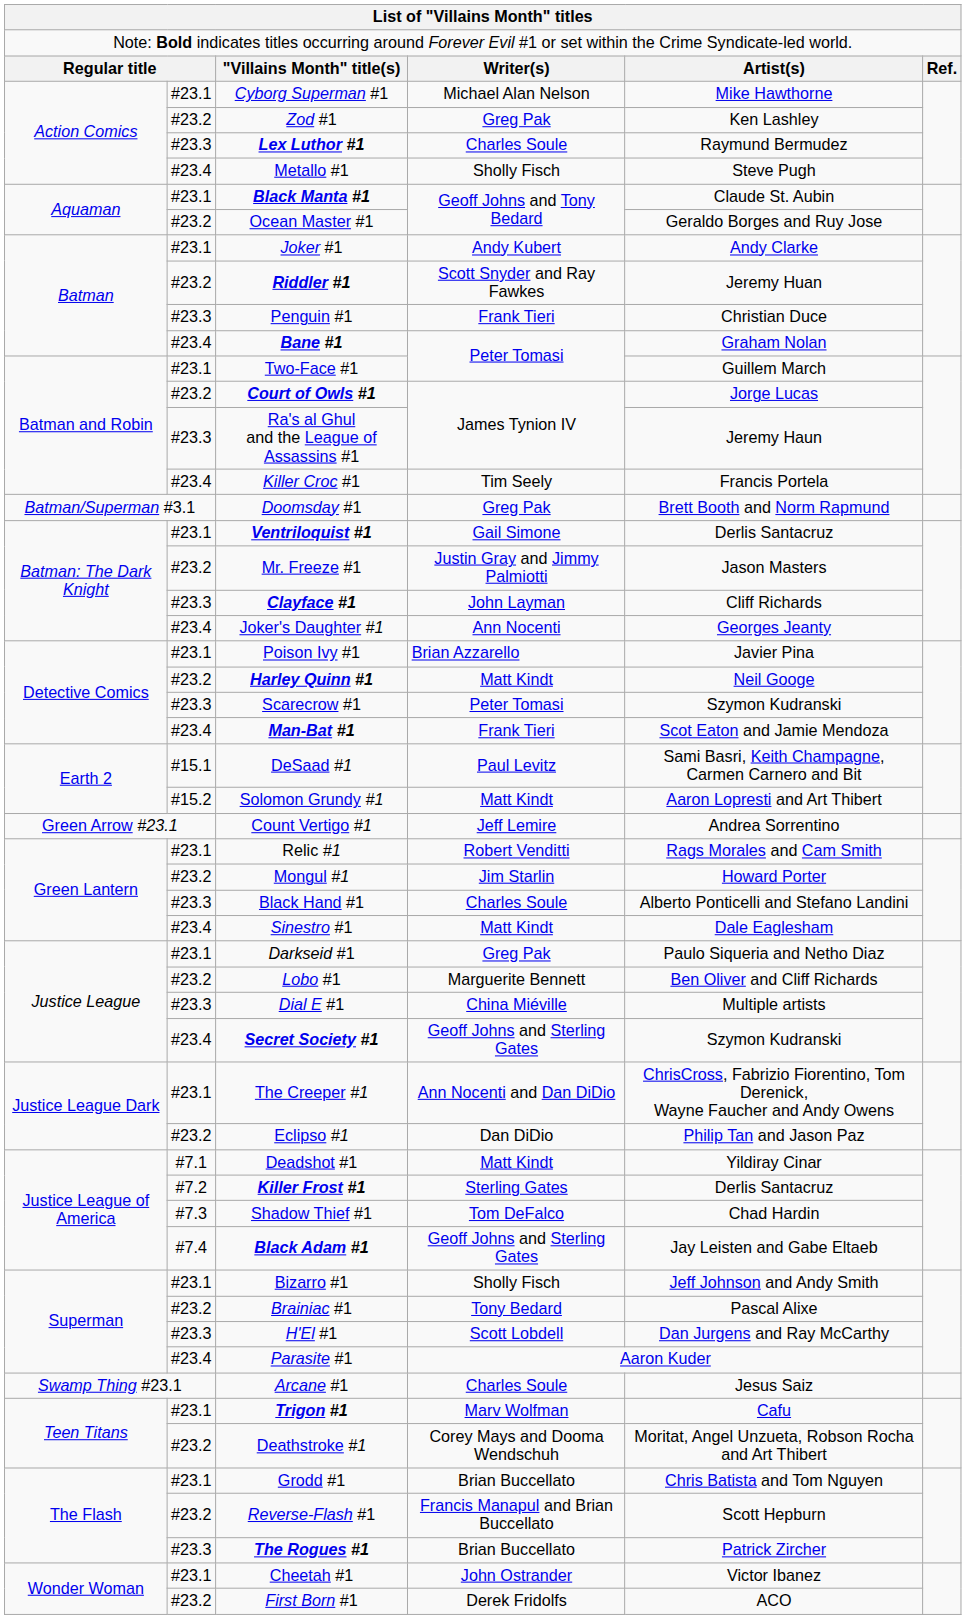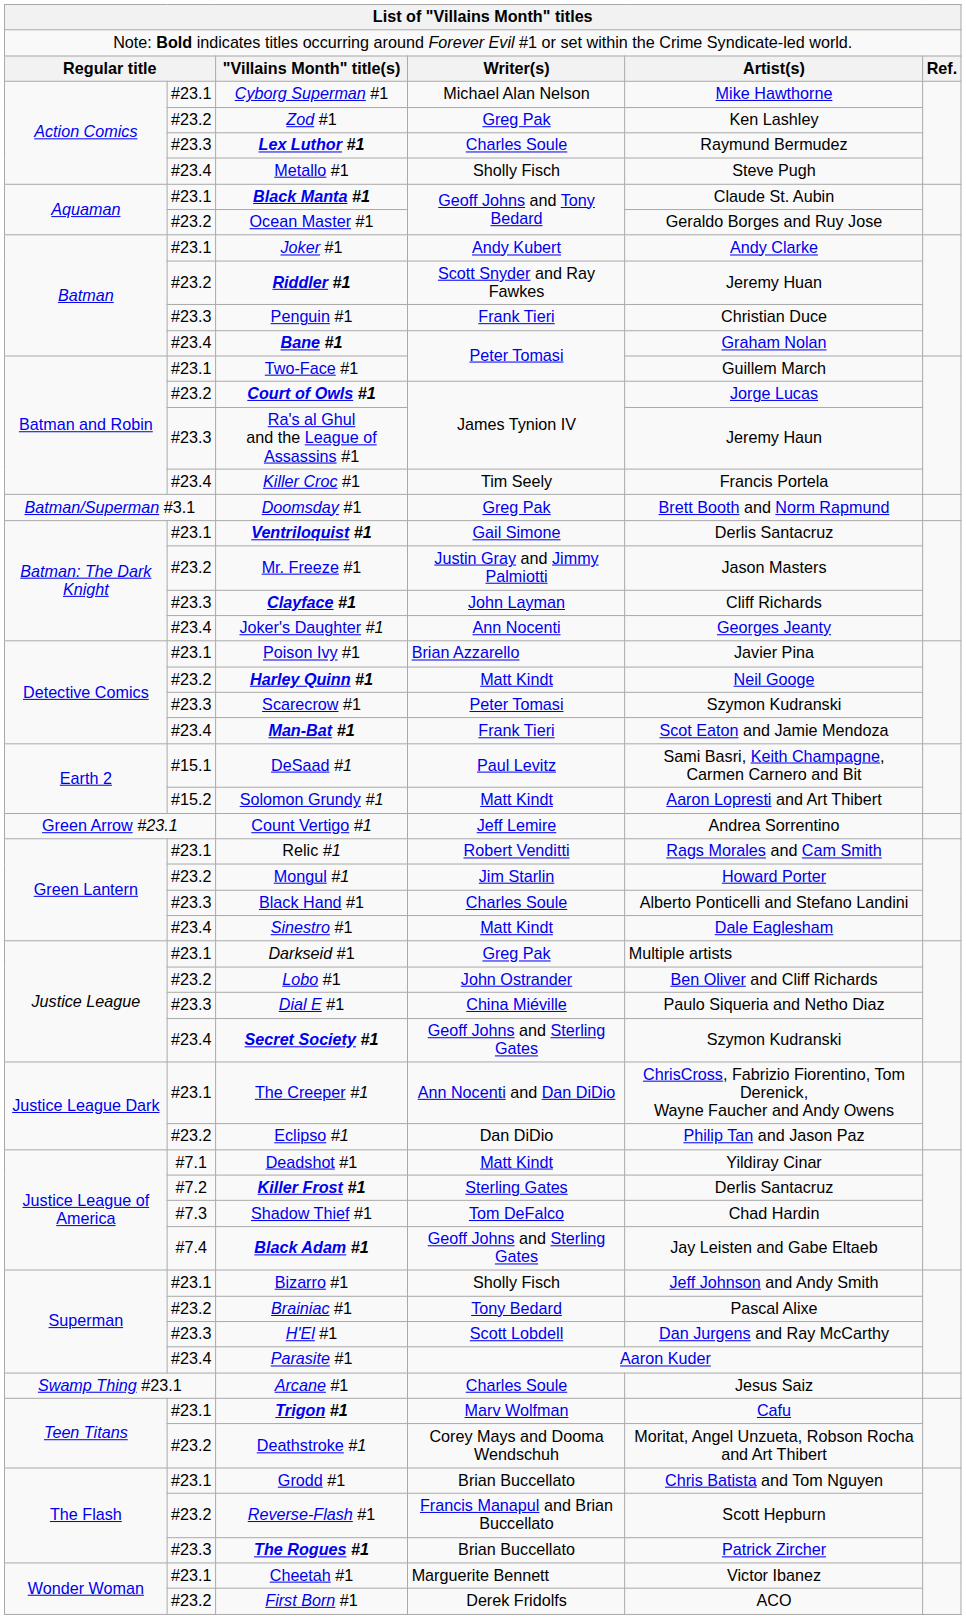(774, 953) Paulo Siqueria and Netho Diaz -> (680, 953) Multiple artists
(517, 979) Marguerite Bennett -> (517, 979) John Ostrander
(774, 1005) Multiple artists -> (774, 1005) Paulo Siqueria and Netho Diaz
(517, 1575) John Ostrander -> (480, 1575) Marguerite Bennett
